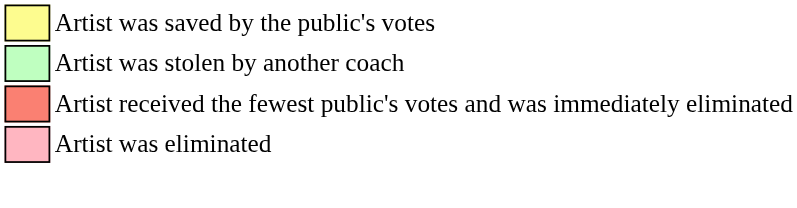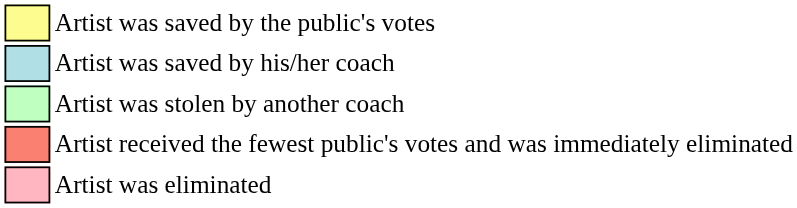+ row: (225, 63)
